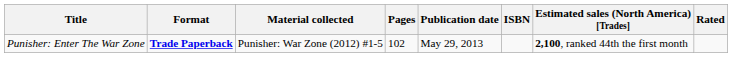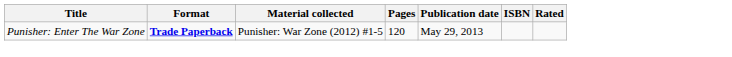- column: (613, 19)
(396, 43) 102 -> (396, 31) 120
